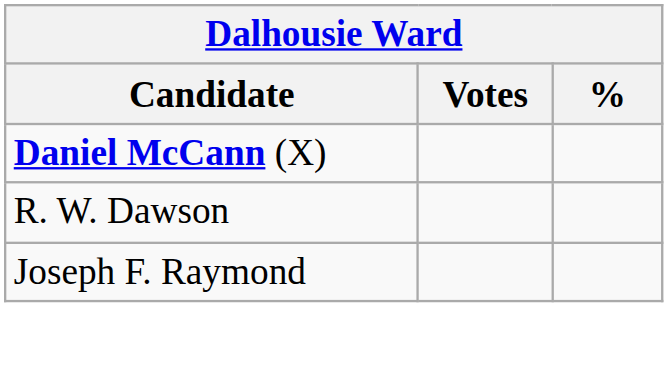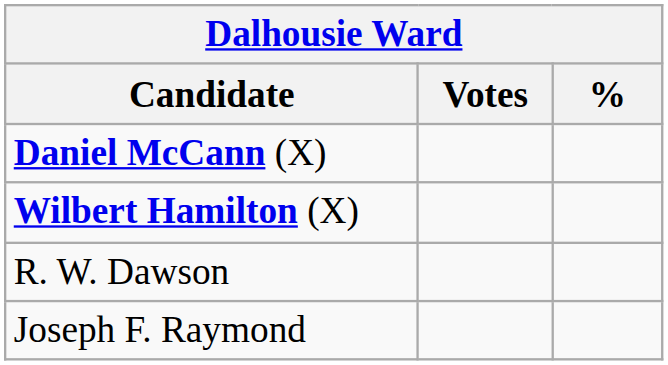+ row: (186, 211)
